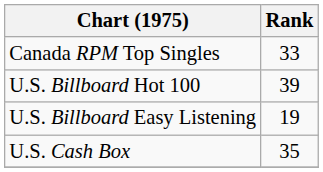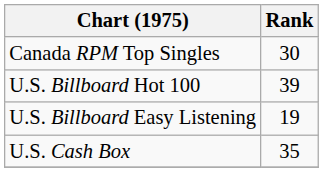(289, 53) 33 -> (289, 53) 30
